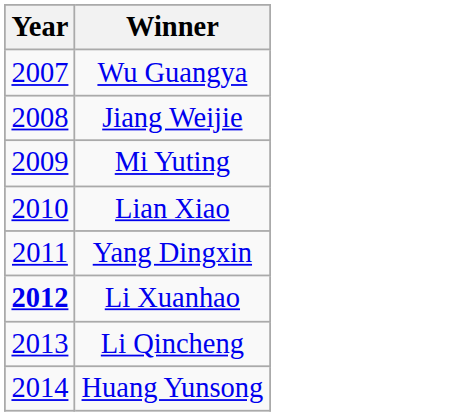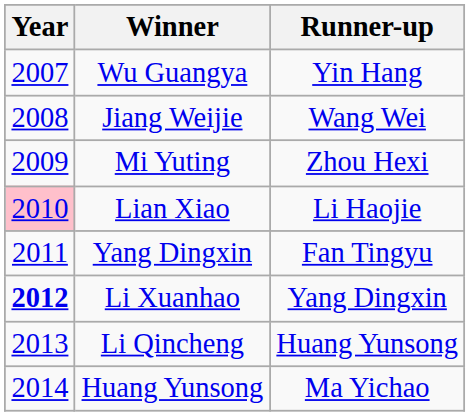+ column: (367, 27)
(40, 207) no background -> (40, 207) pink background
